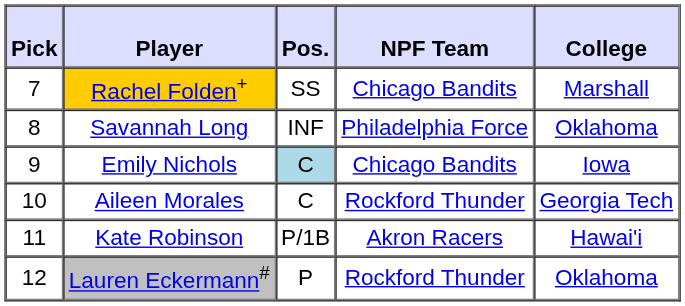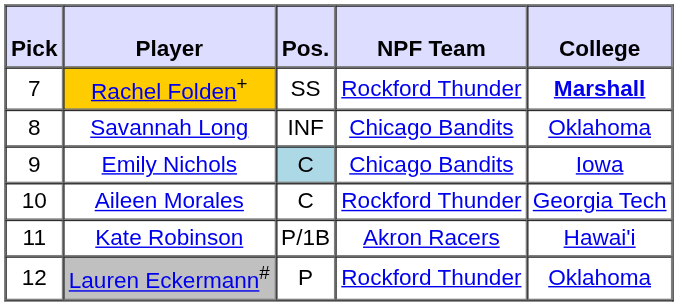(435, 88) Chicago Bandits -> (431, 88) Rockford Thunder
(606, 88) normal -> (600, 88) bold
(435, 128) Philadelphia Force -> (431, 128) Chicago Bandits
